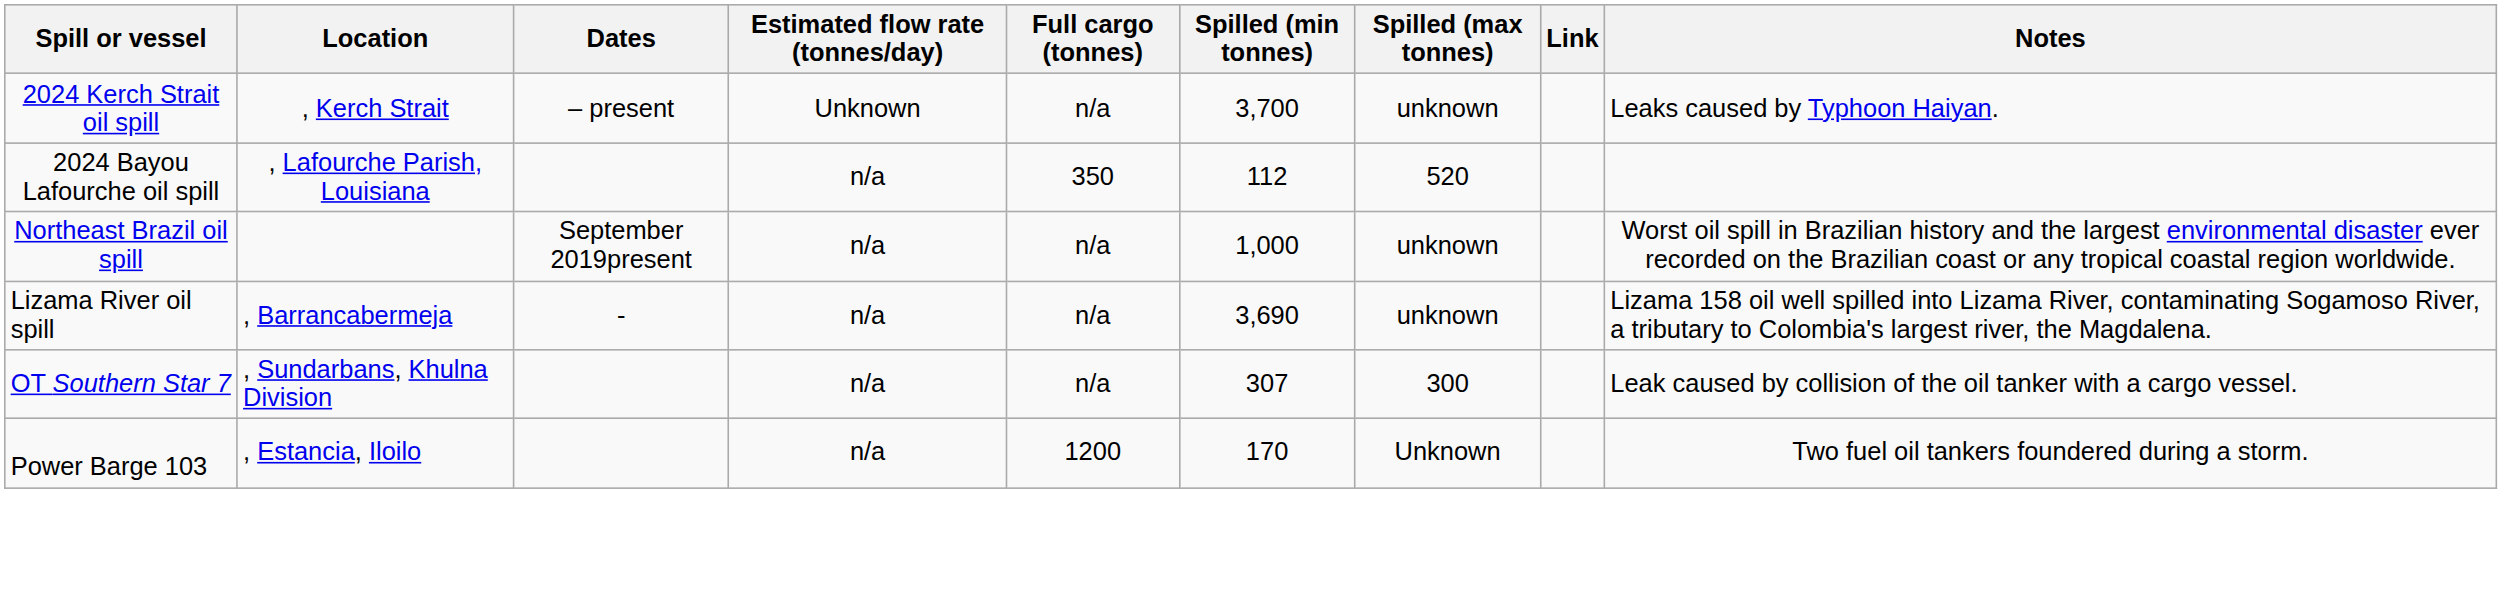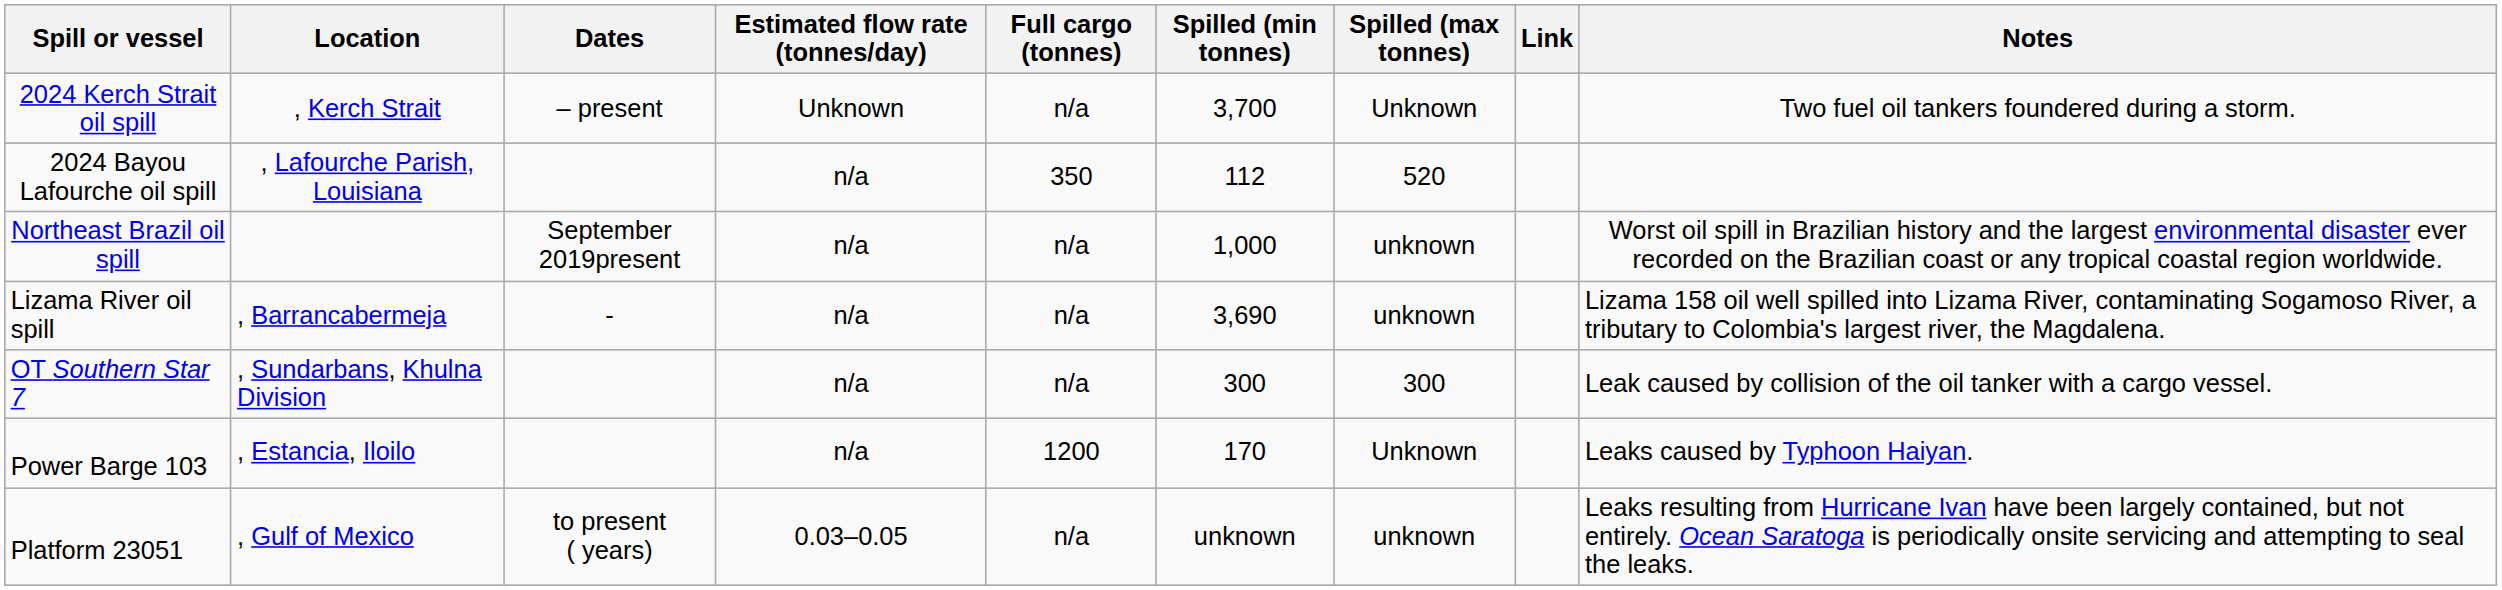(1448, 107) unknown -> (1424, 107) Unknown
(1805, 107) Leaks caused by Typhoon Haiyan. -> (2038, 107) Two fuel oil tankers foundered during a storm.
(1267, 383) 307 -> (1245, 383) 300
(2050, 452) Two fuel oil tankers foundered during a storm. -> (1779, 452) Leaks caused by Typhoon Haiyan.
+ row: (97, 550)
